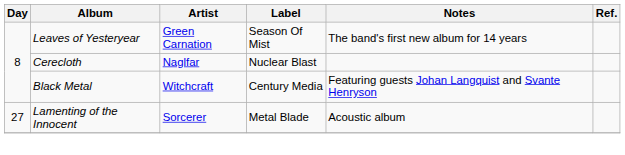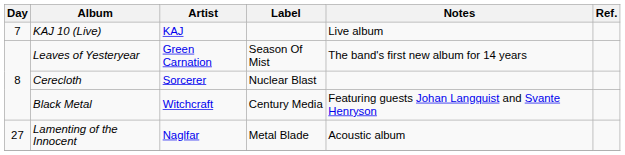+ row: (67, 31)
(181, 62) Naglfar -> (184, 80) Sorcerer
(184, 117) Sorcerer -> (181, 135) Naglfar
